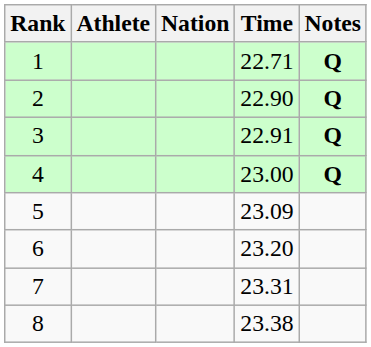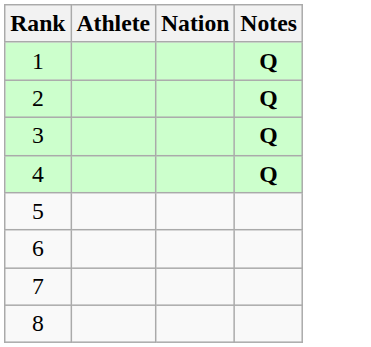- column: (267, 23)
